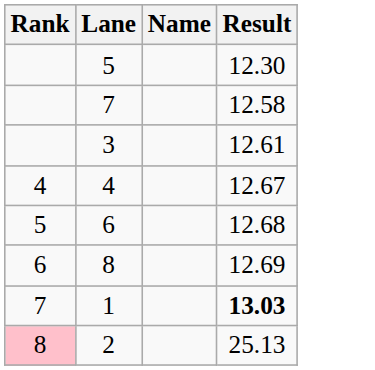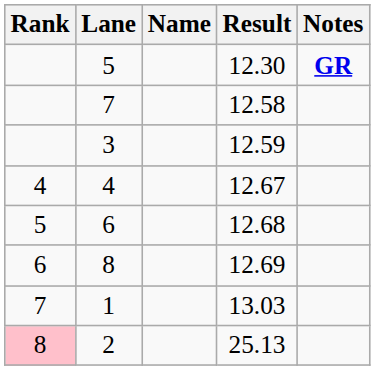+ column: (333, 24)
(257, 144) 12.61 -> (257, 144) 12.59
(257, 305) bold -> (257, 305) normal
